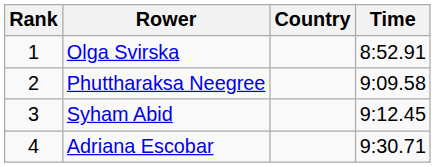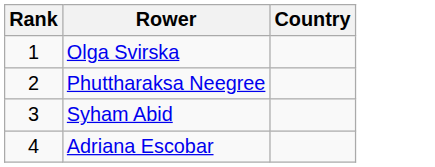- column: (393, 20)
